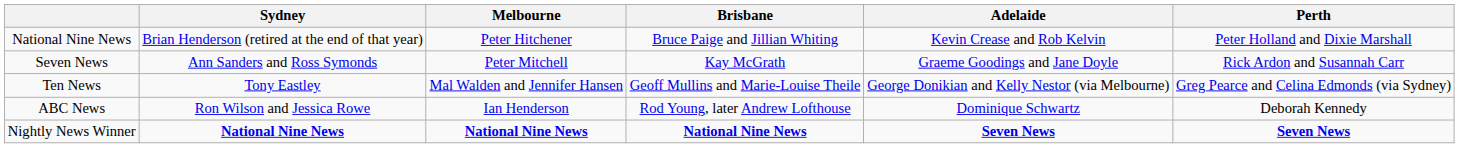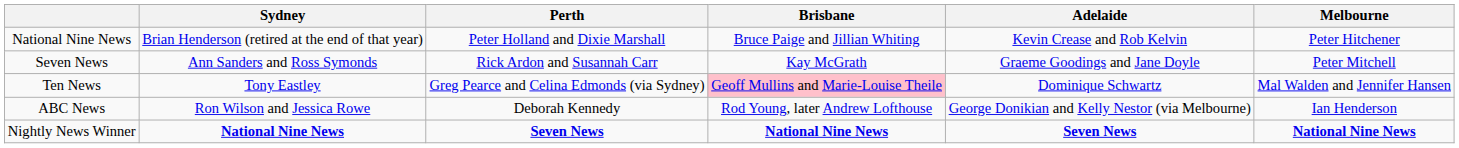columns swapped: (526, 16) <-> (1314, 16)
(745, 85) no background -> (827, 85) pink background
(1018, 85) George Donikian and Kelly Nestor (via Melbourne) -> (1100, 85) Dominique Schwartz
(1018, 108) Dominique Schwartz -> (1100, 108) George Donikian and Kelly Nestor (via Melbourne)
